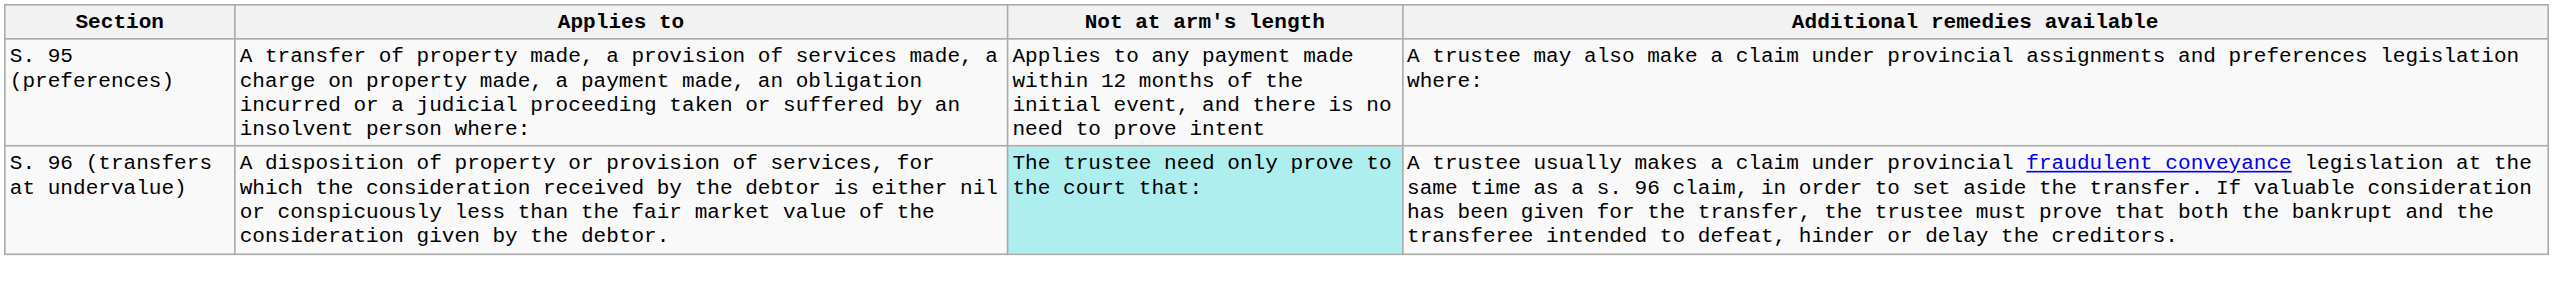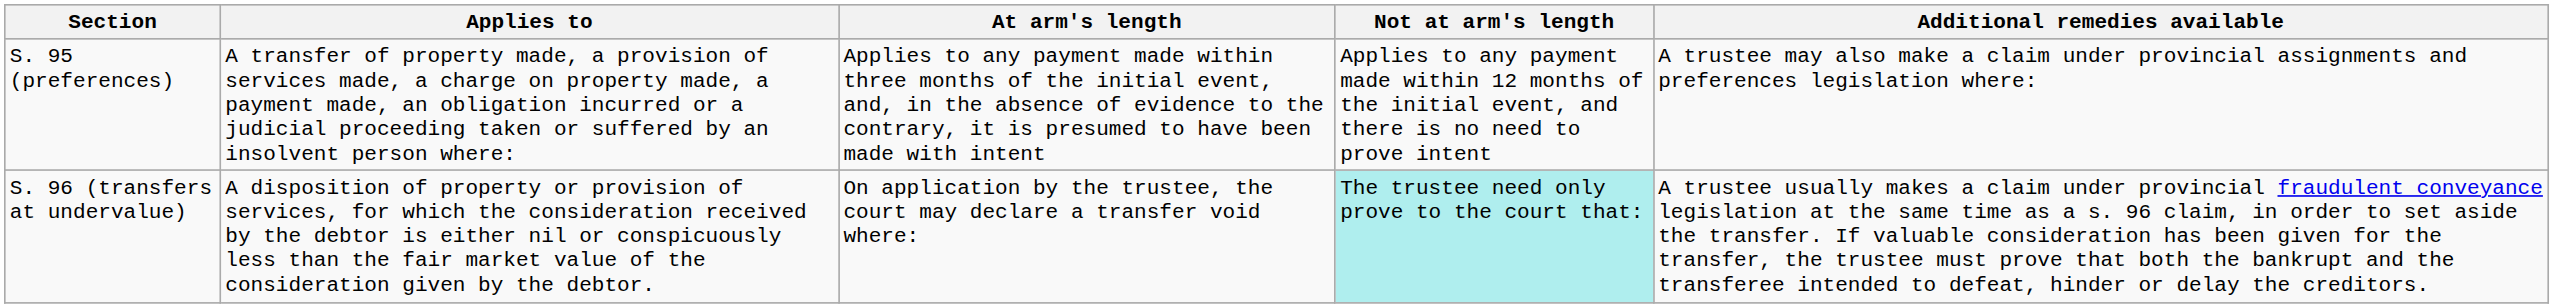+ column: (1087, 22)
